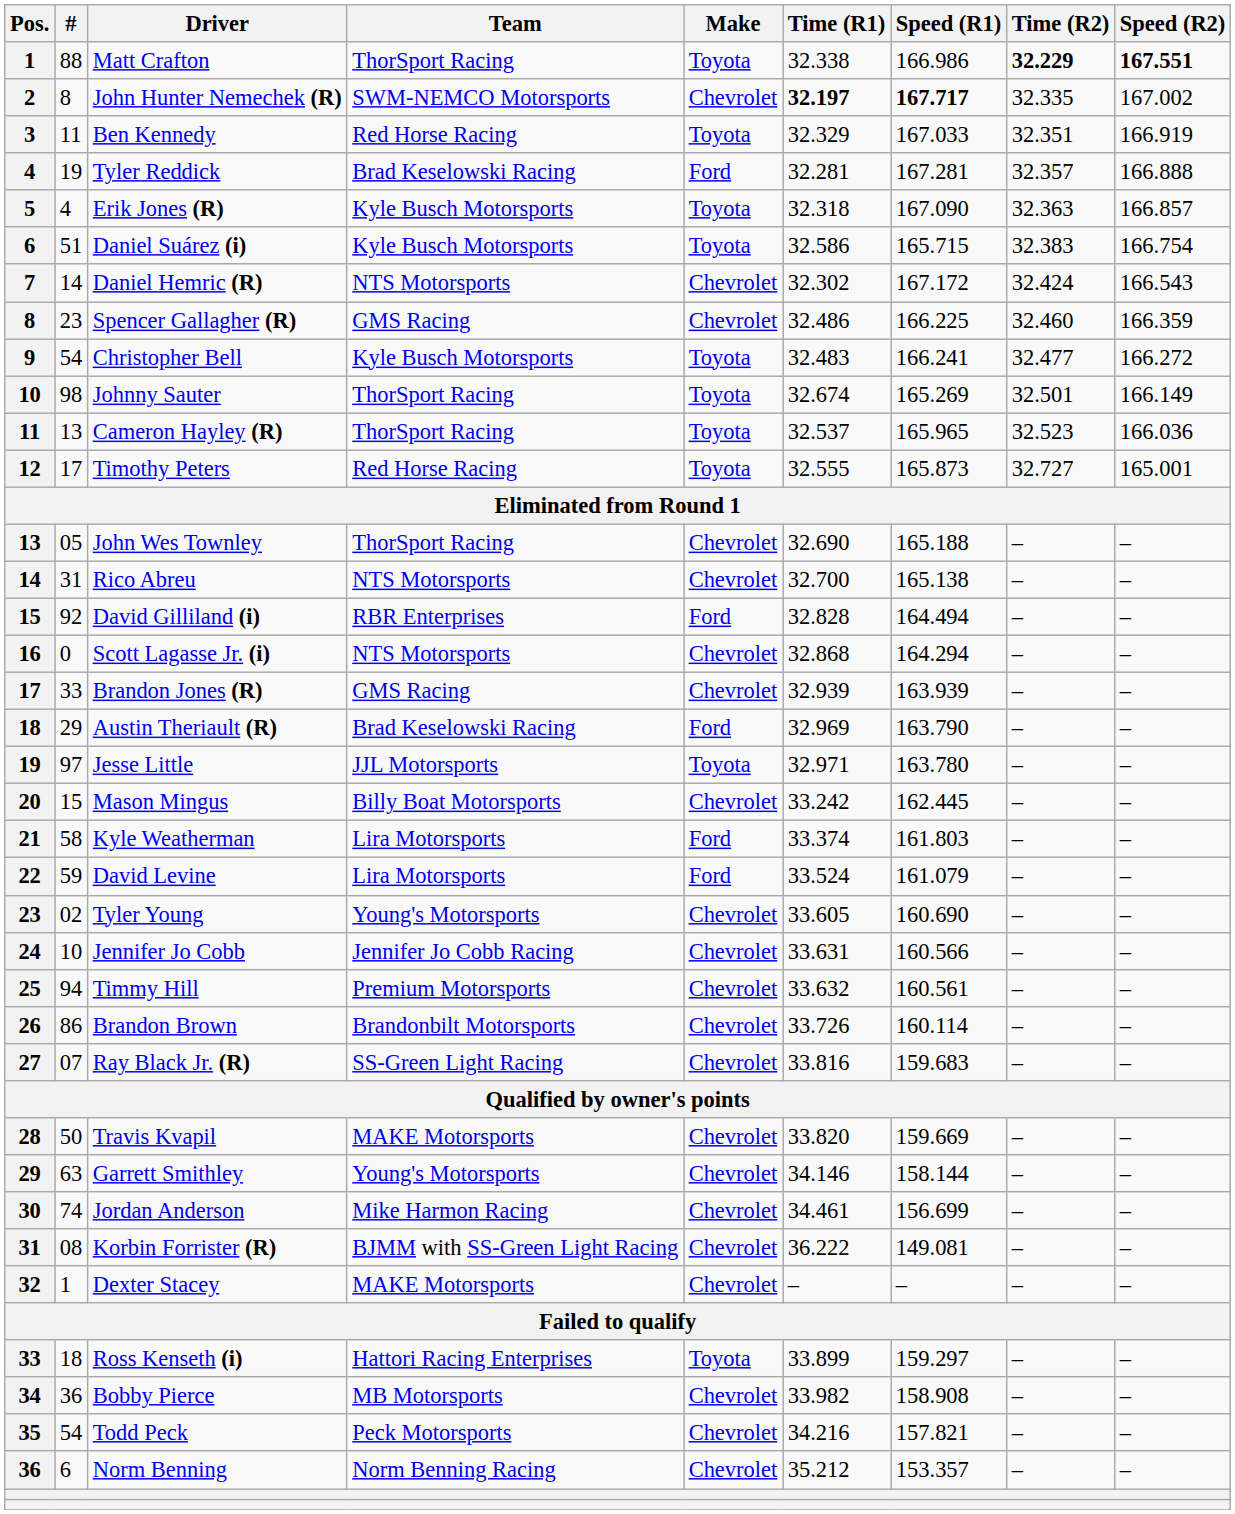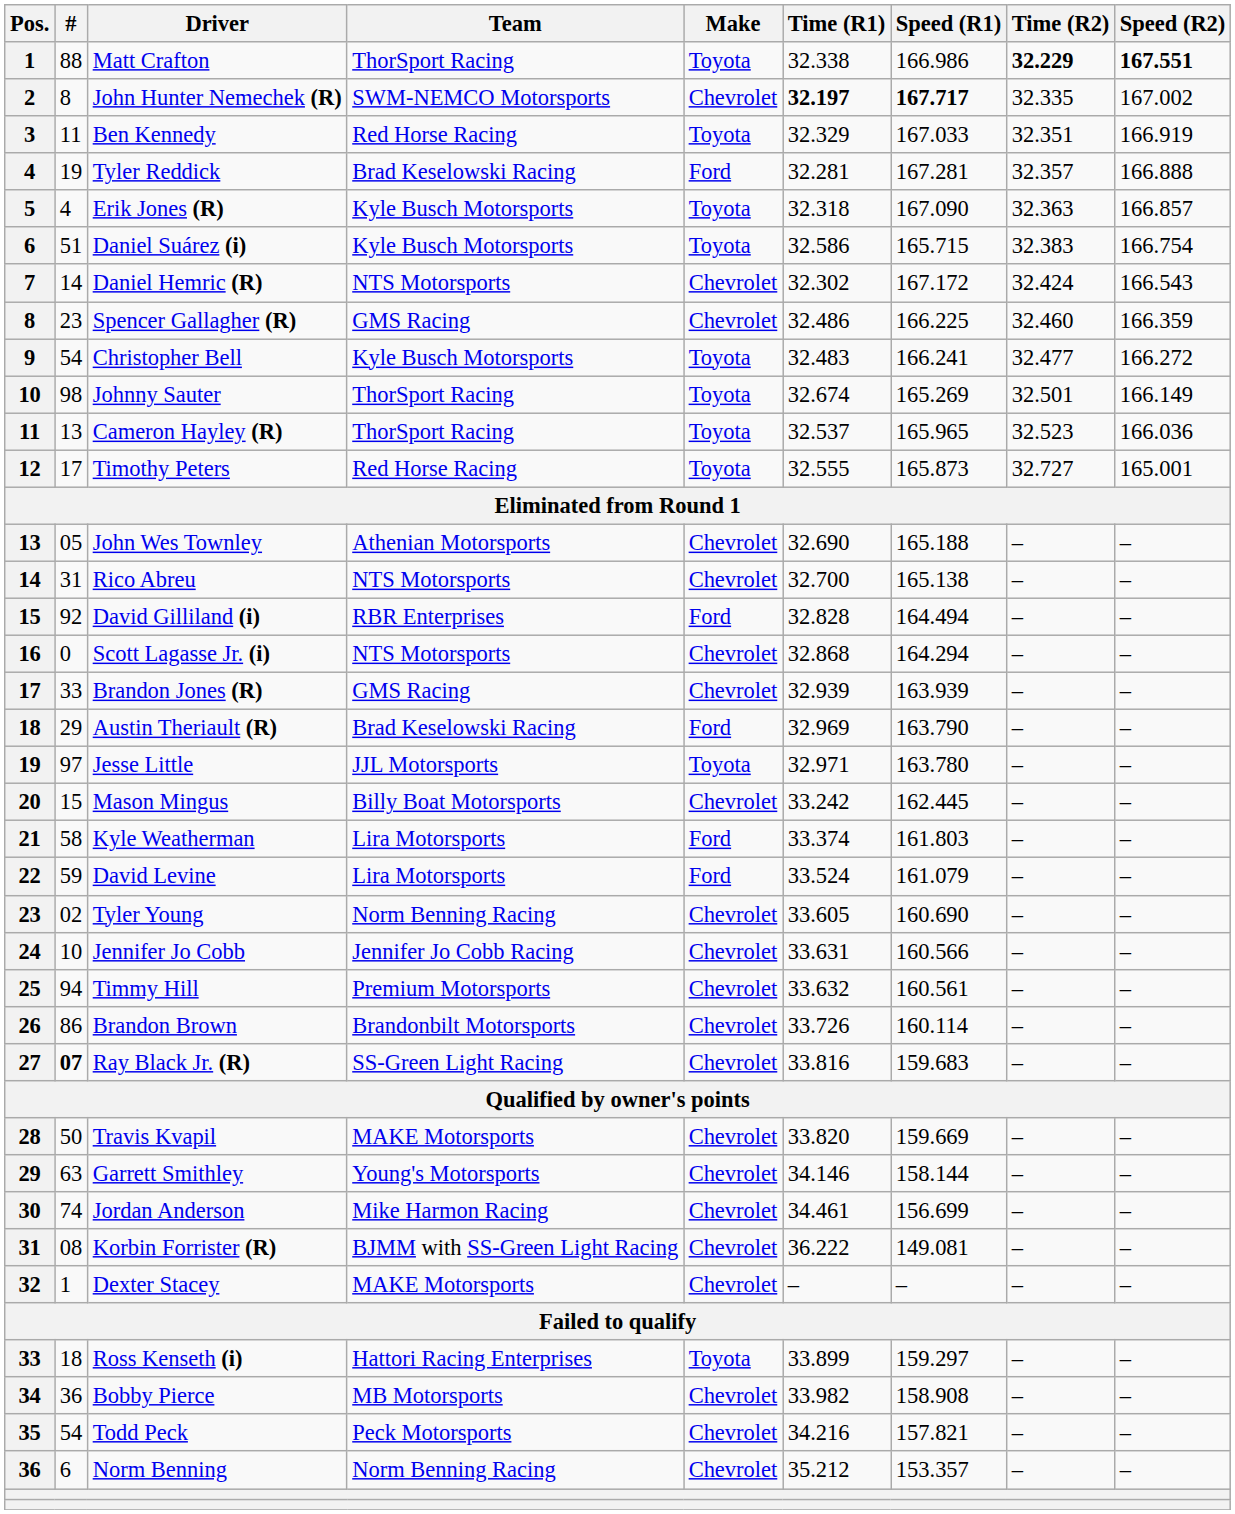(433, 542) ThorSport Racing -> (451, 542) Athenian Motorsports
(446, 913) Young's Motorsports -> (454, 913) Norm Benning Racing
(71, 1061) normal -> (71, 1061) bold
